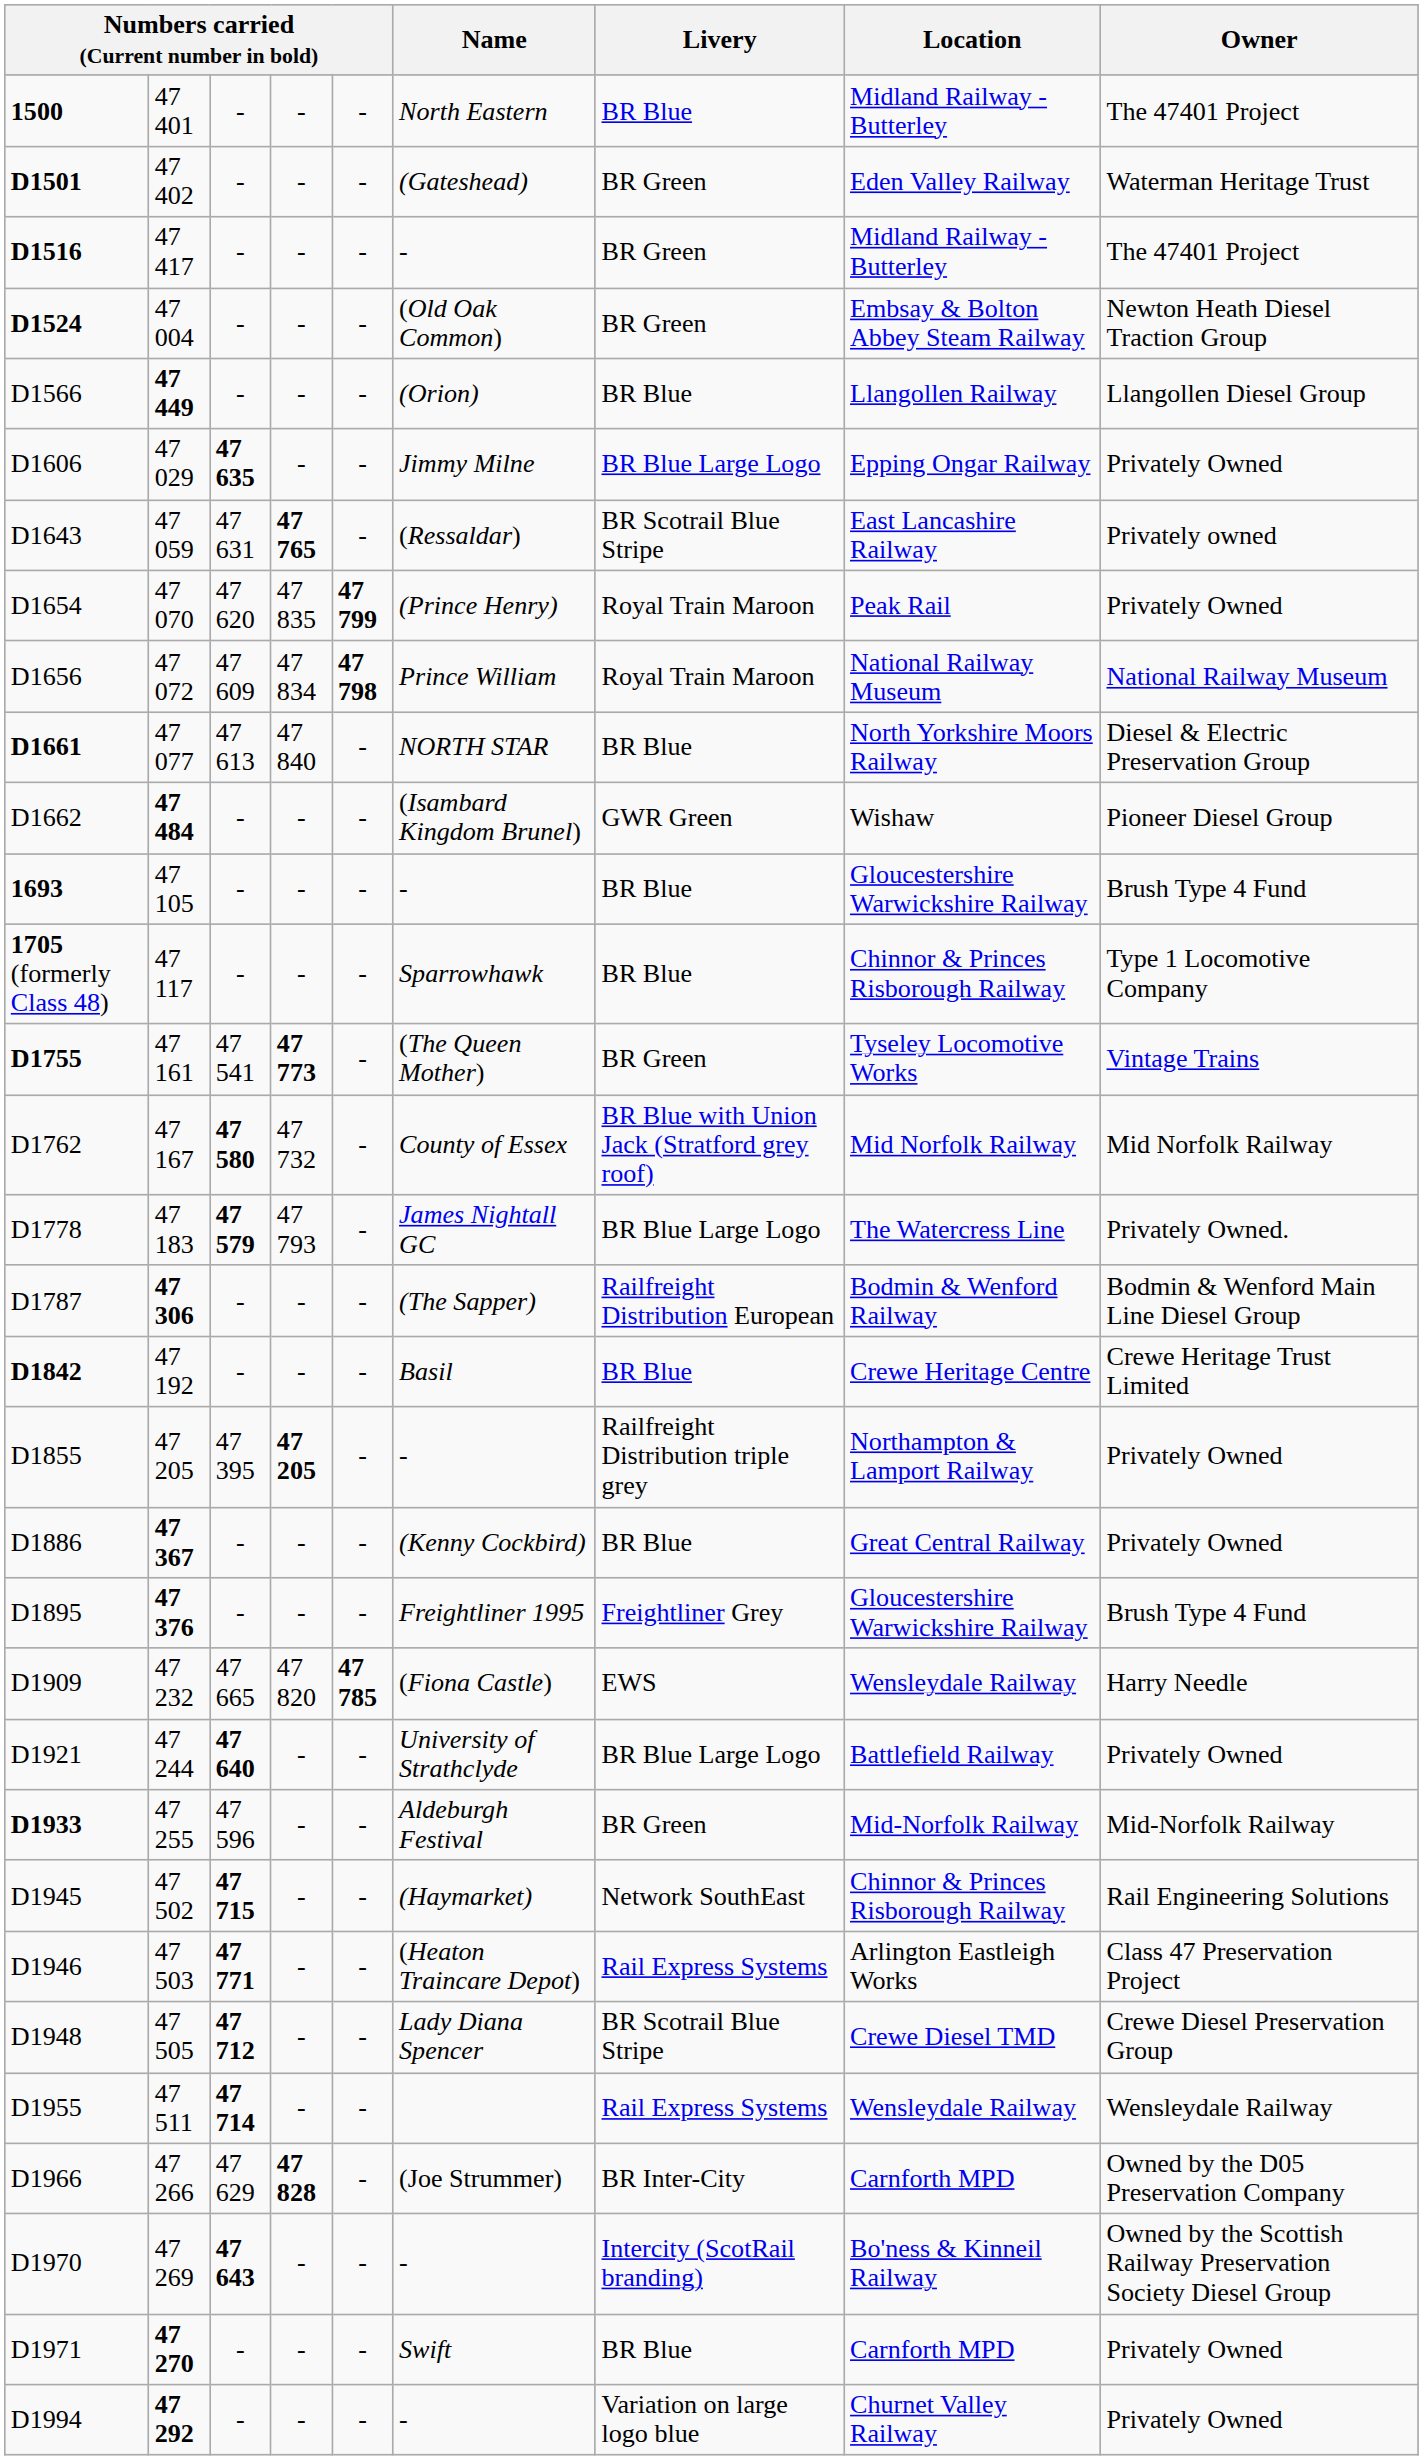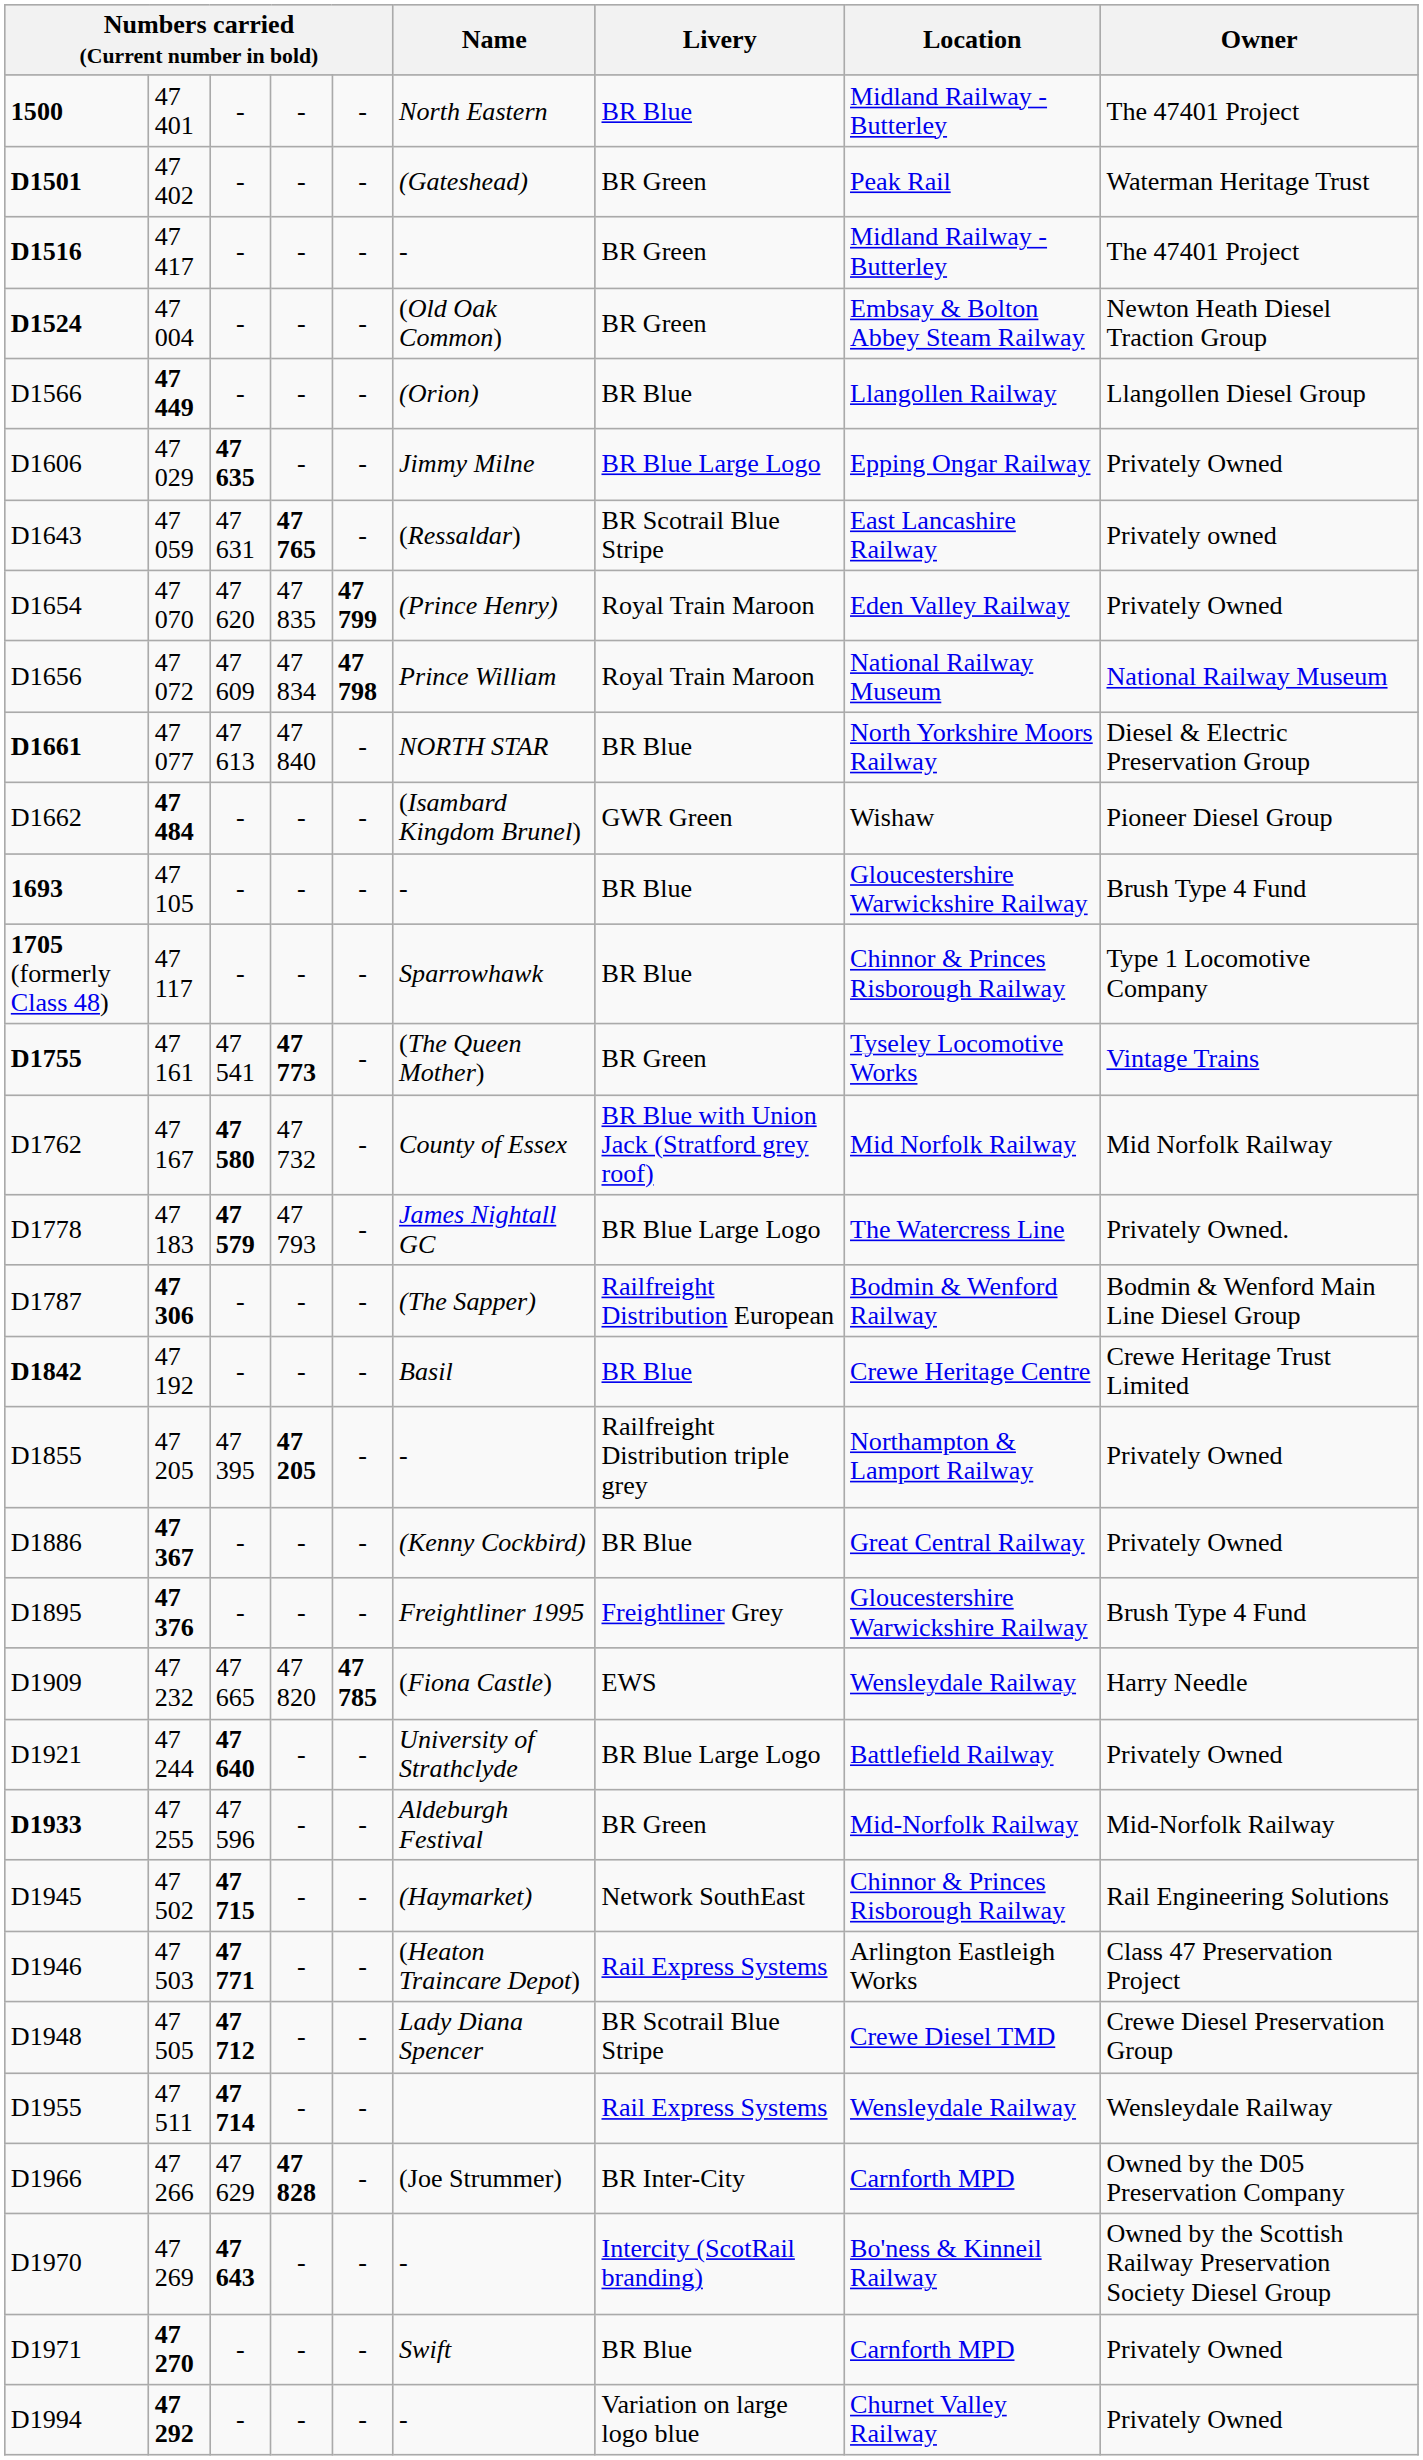(960, 181) Eden Valley Railway -> (900, 181) Peak Rail
(900, 605) Peak Rail -> (960, 605) Eden Valley Railway
